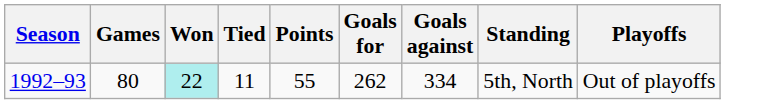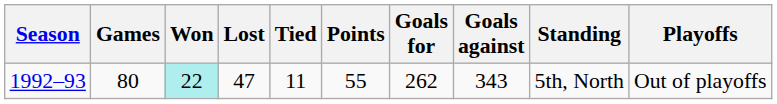+ column: (244, 33)
(440, 80) 334 -> (491, 80) 343
